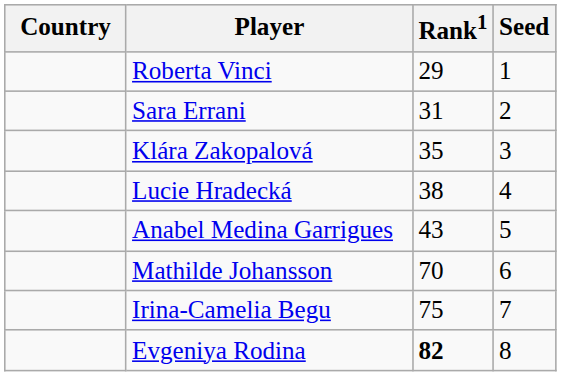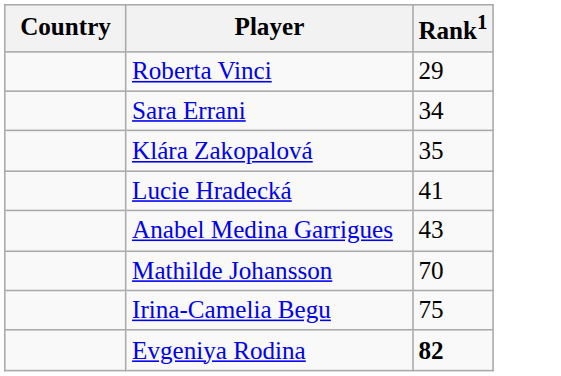- column: (524, 27)
(431, 110) 31 -> (431, 110) 34
(431, 190) 38 -> (431, 190) 41
